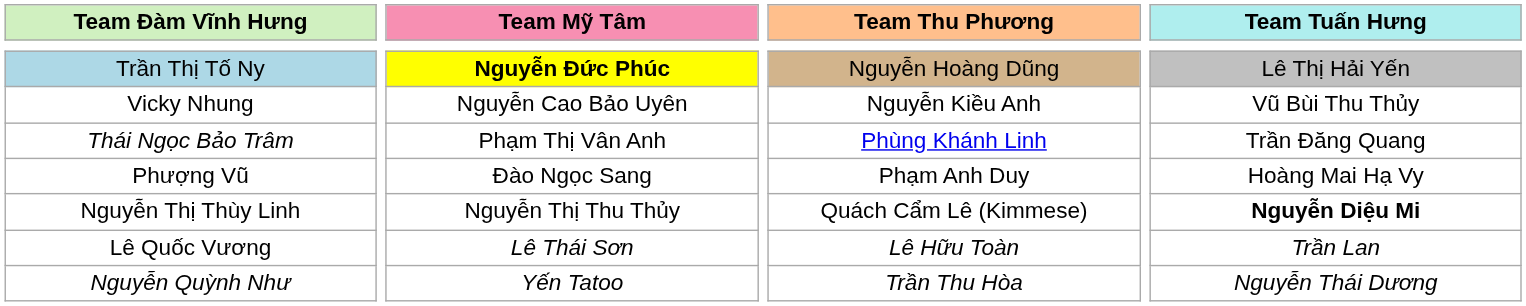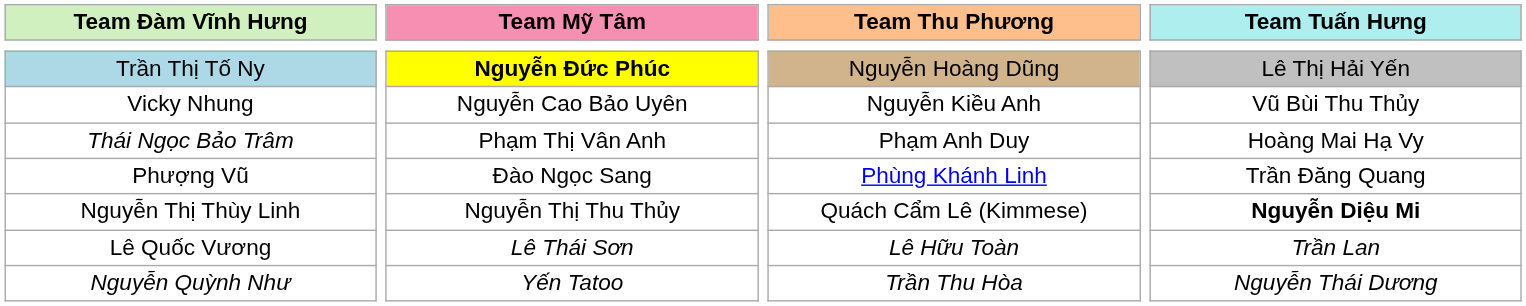(954, 140) Phùng Khánh Linh -> (954, 140) Phạm Anh Duy
(1336, 140) Trần Đăng Quang -> (1336, 140) Hoàng Mai Hạ Vy
(954, 175) Phạm Anh Duy -> (954, 175) Phùng Khánh Linh
(1336, 175) Hoàng Mai Hạ Vy -> (1336, 175) Trần Đăng Quang
